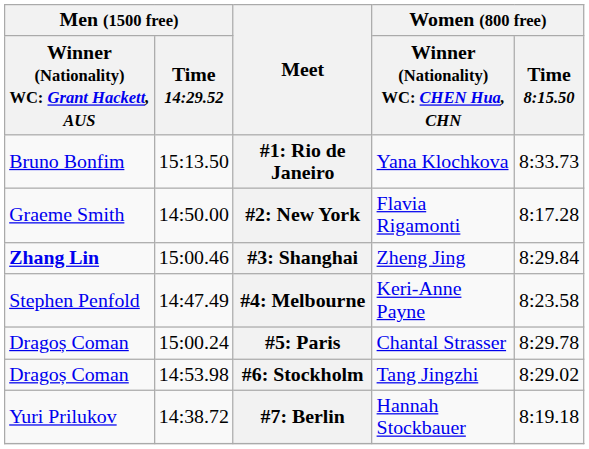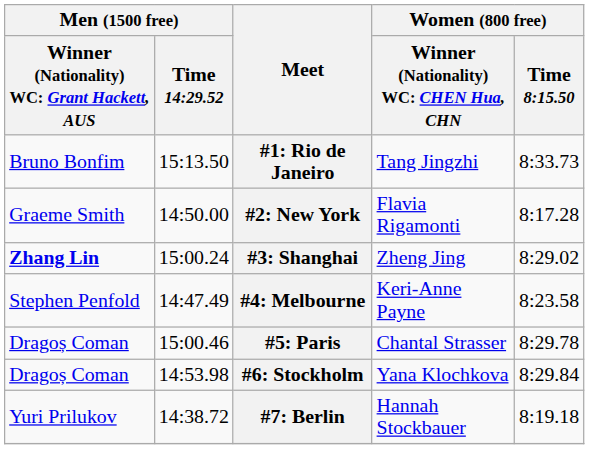(443, 161) Yana Klochkova -> (427, 161) Tang Jingzhi
(194, 257) 15:00.46 -> (194, 257) 15:00.24
(549, 257) 8:29.84 -> (549, 257) 8:29.02
(194, 342) 15:00.24 -> (194, 342) 15:00.46
(427, 374) Tang Jingzhi -> (443, 374) Yana Klochkova
(549, 374) 8:29.02 -> (549, 374) 8:29.84
